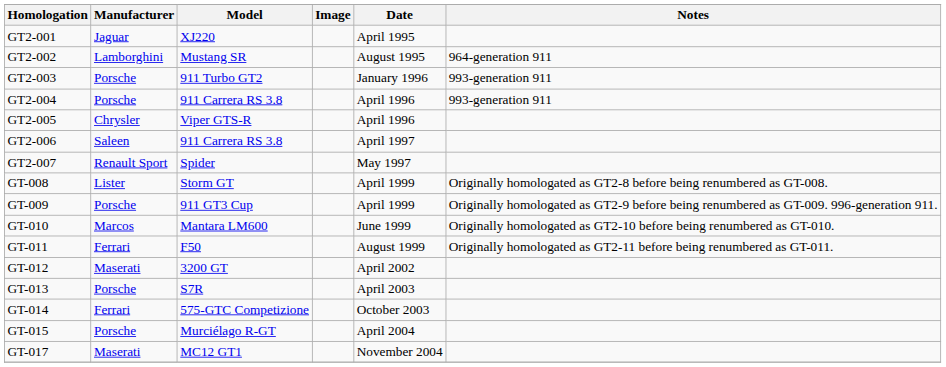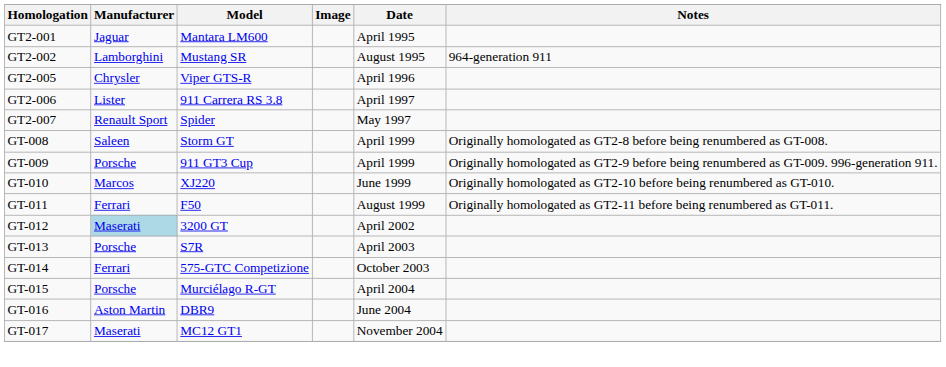(198, 36) XJ220 -> (224, 36) Mantara LM600
- row: (32, 78)
- row: (32, 99)
(112, 141) Saleen -> (110, 99) Lister
(110, 183) Lister -> (112, 141) Saleen
(224, 225) Mantara LM600 -> (198, 183) XJ220
(117, 267) no background -> (117, 225) lightblue background
+ row: (28, 309)
